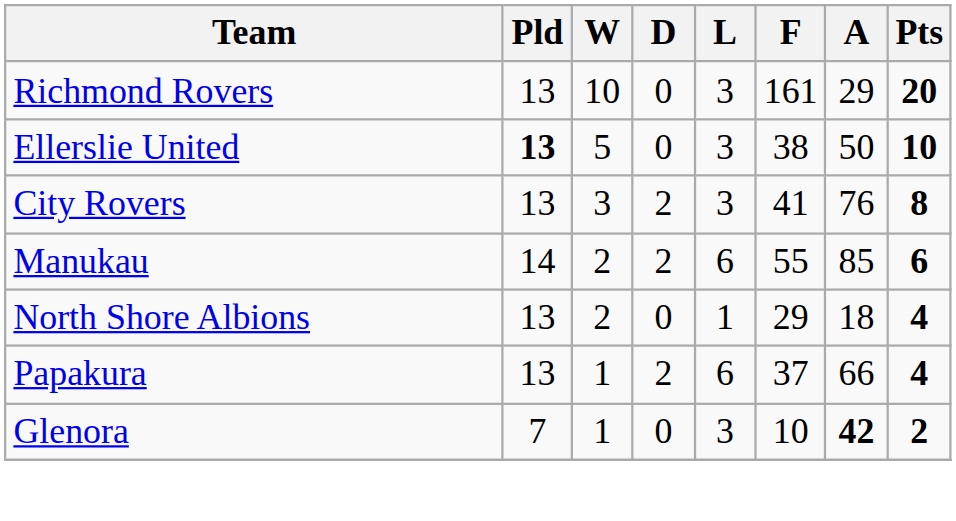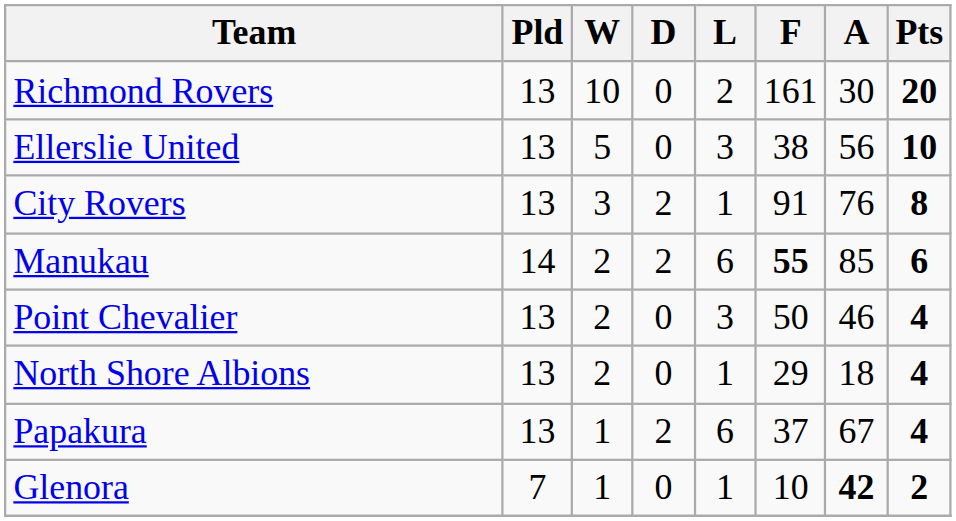(725, 89) 3 -> (725, 89) 2
(856, 89) 29 -> (856, 89) 30
(537, 146) bold -> (537, 146) normal
(856, 146) 50 -> (856, 146) 56
(725, 203) 3 -> (725, 203) 1
(791, 203) 41 -> (791, 203) 91
(791, 260) normal -> (791, 260) bold
+ row: (125, 317)
(856, 373) 66 -> (856, 430) 67
(725, 430) 3 -> (725, 487) 1
